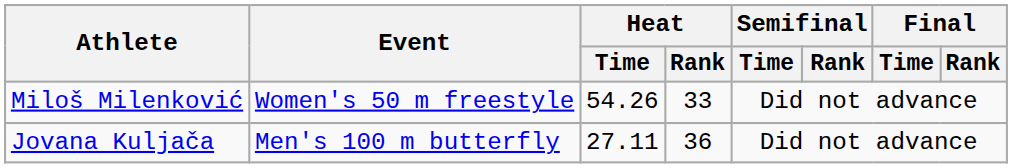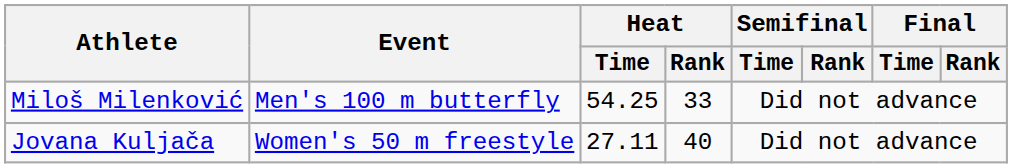(415, 102) Women's 50 m freestyle -> (407, 102) Men's 100 m butterfly
(622, 102) 54.26 -> (622, 102) 54.25
(407, 143) Men's 100 m butterfly -> (415, 143) Women's 50 m freestyle
(698, 143) 36 -> (698, 143) 40
